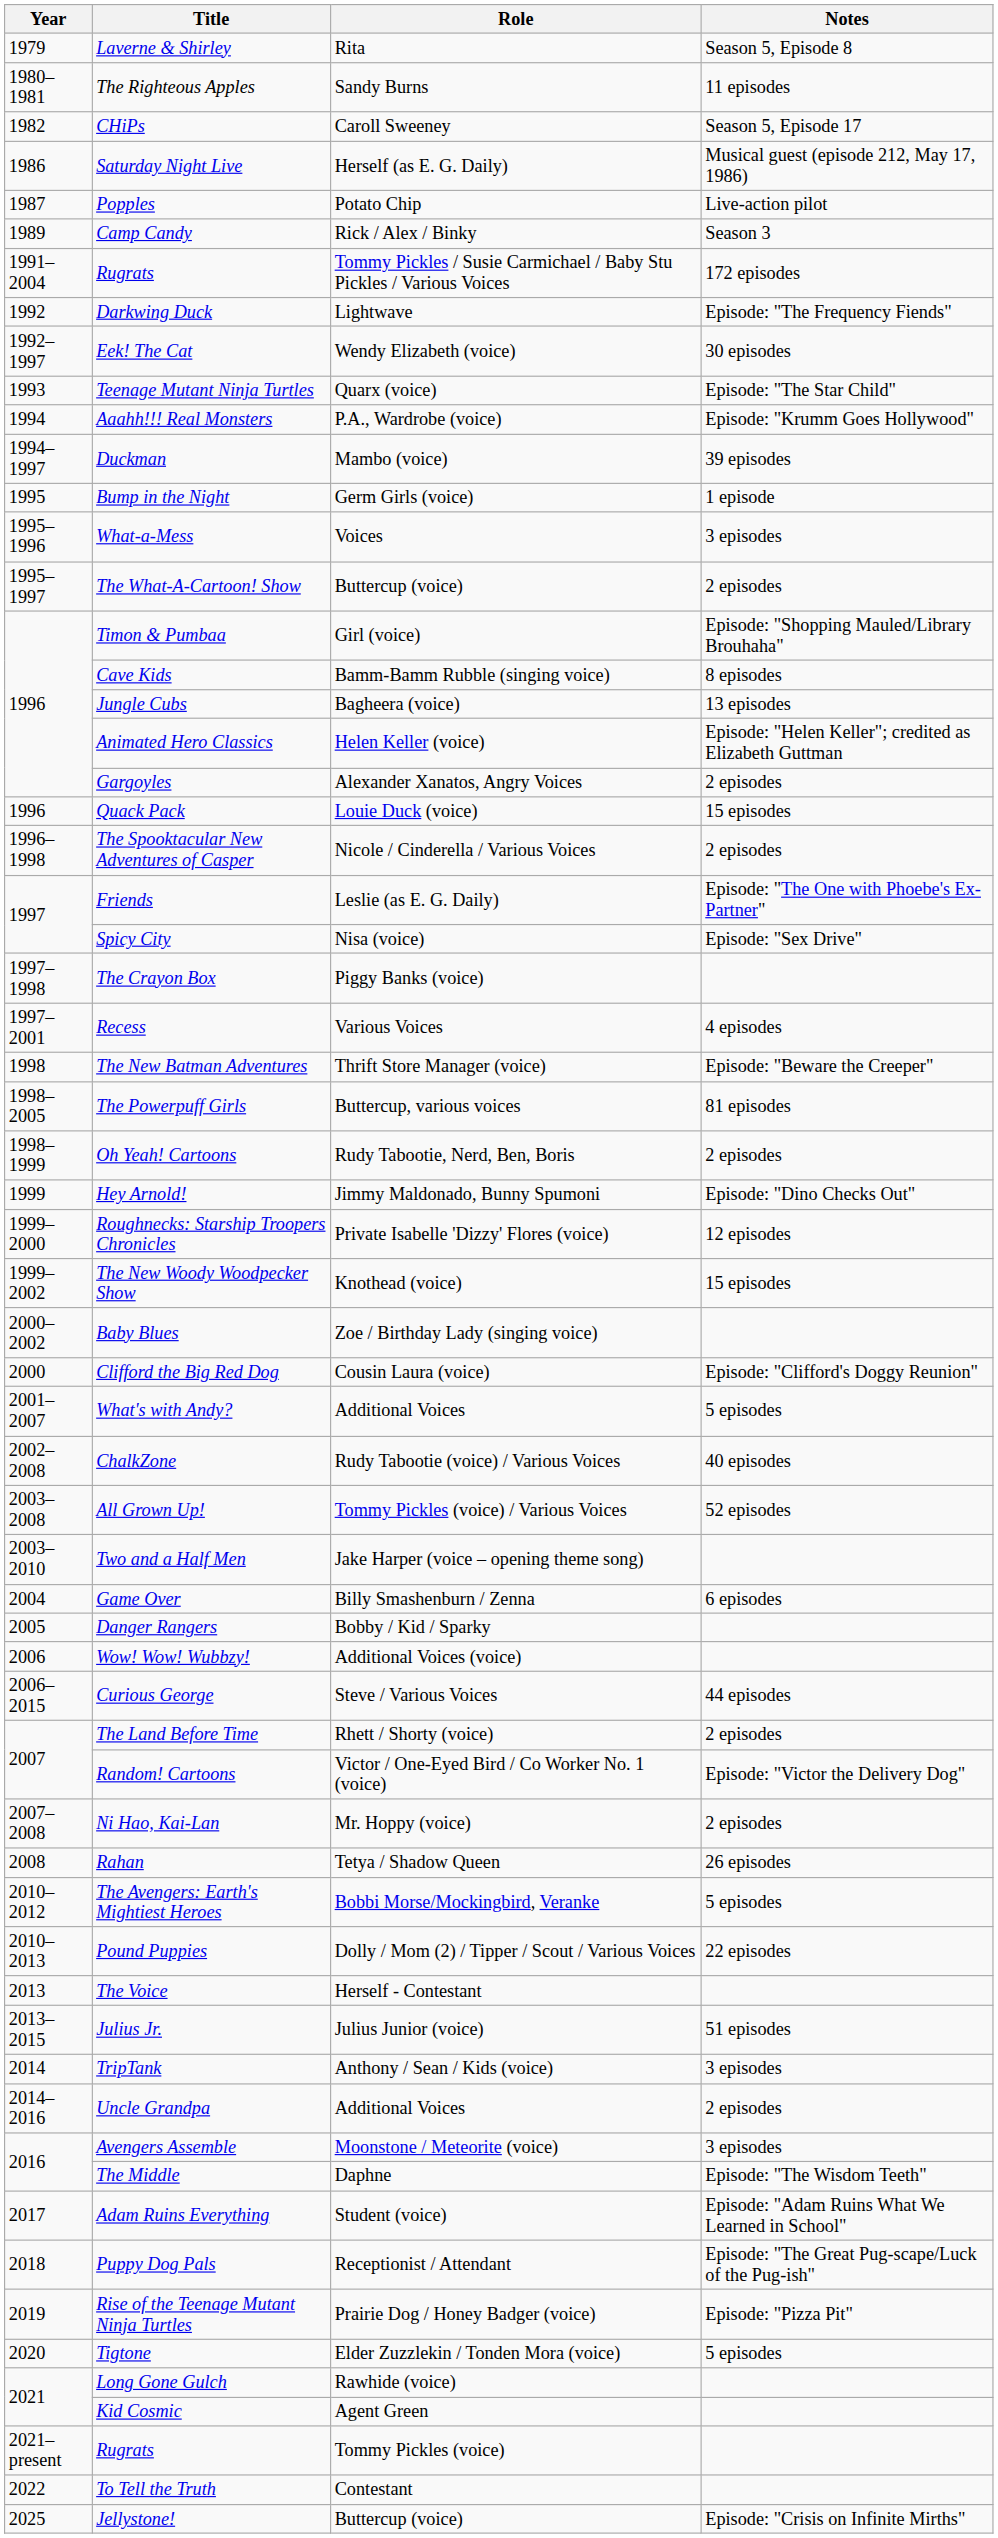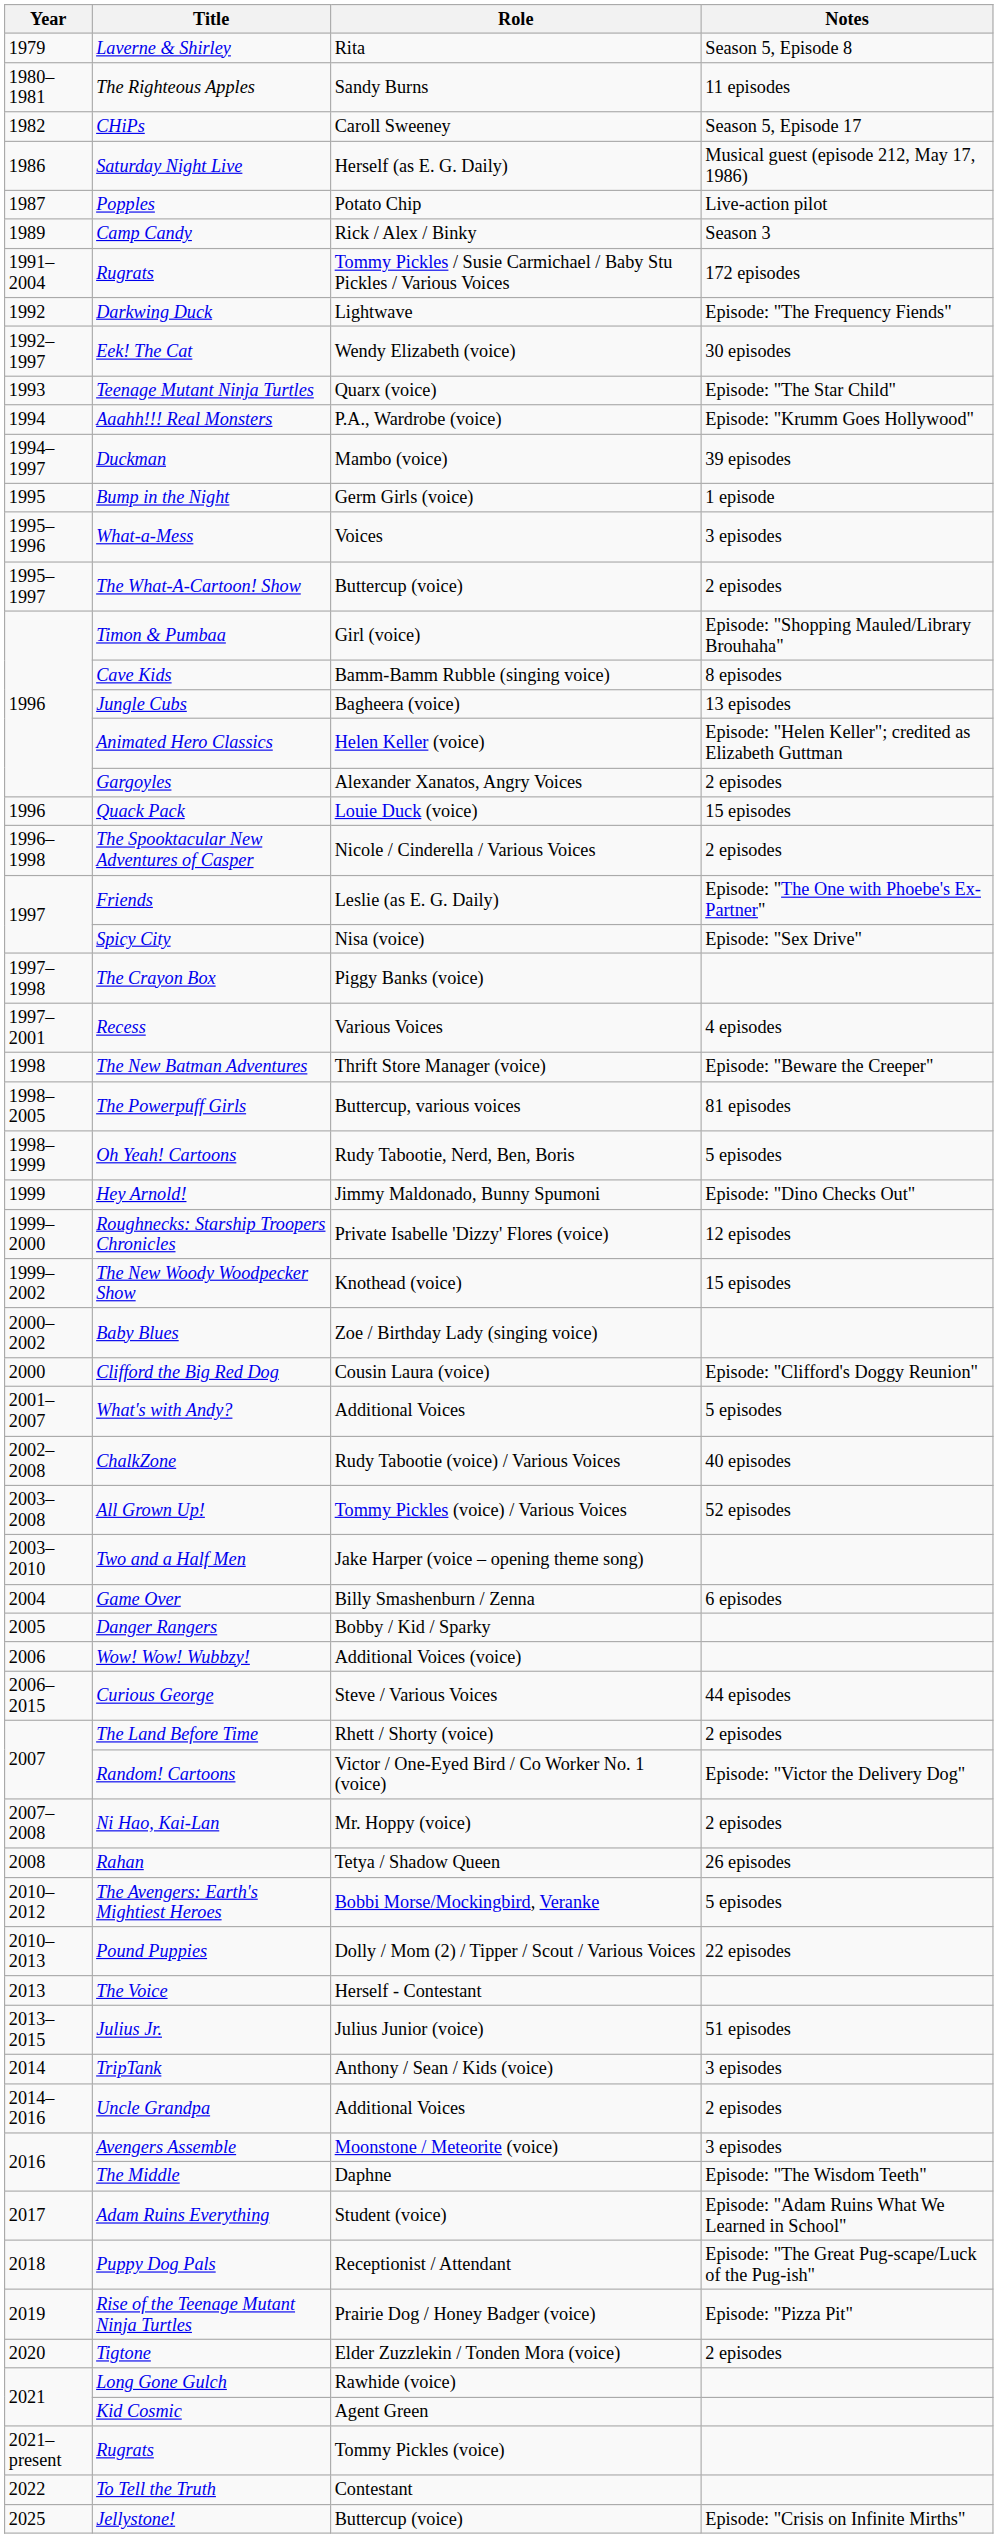(744, 1155) 2 episodes -> (744, 1155) 5 episodes
(744, 2353) 5 episodes -> (744, 2353) 2 episodes
